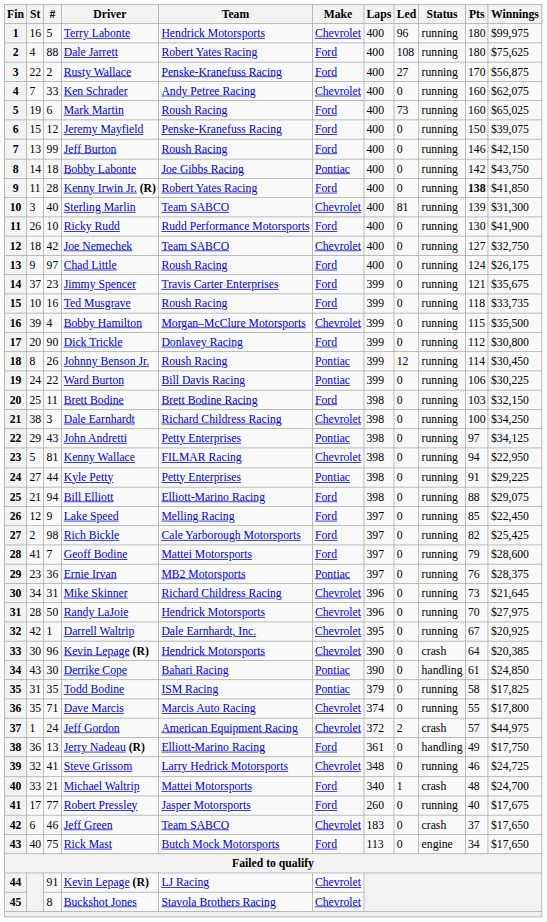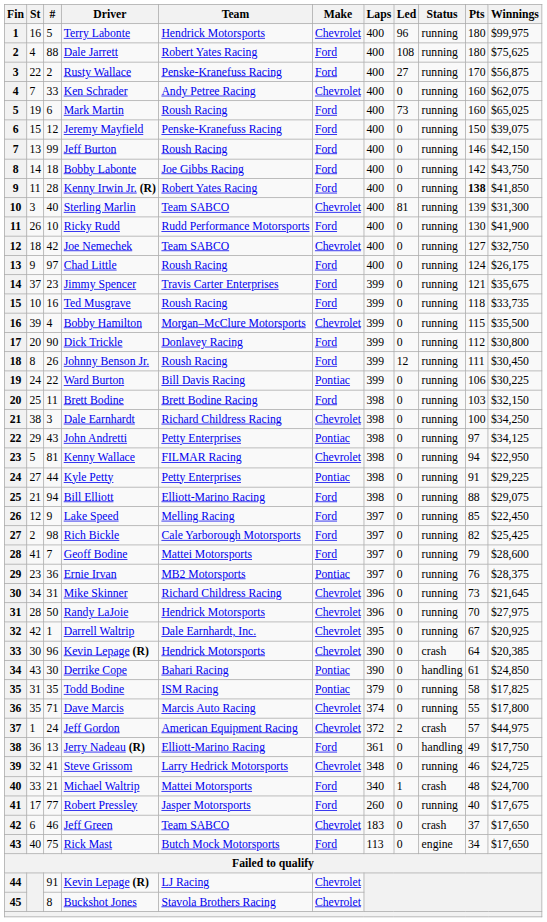(332, 168) Pontiac -> (326, 168) Ford
(332, 361) Pontiac -> (326, 361) Ford
(477, 361) 114 -> (476, 361) 111
